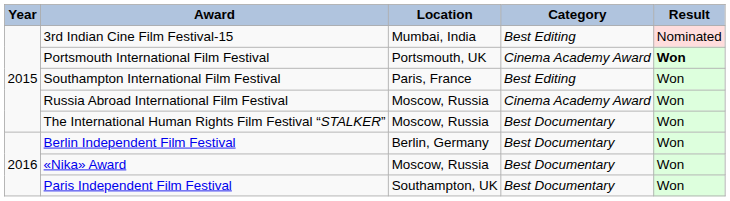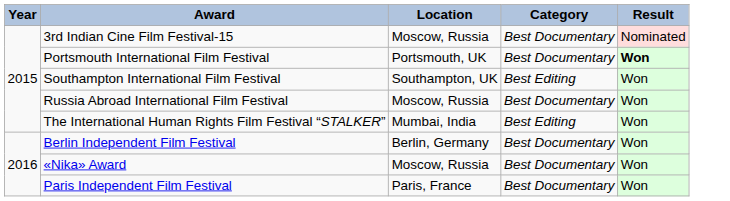(434, 36) Mumbai, India -> (440, 36) Moscow, Russia
(540, 36) Best Editing -> (559, 36) Best Documentary
(577, 57) Cinema Academy Award -> (559, 57) Best Documentary
(432, 79) Paris, France -> (445, 79) Southampton, UK
(577, 100) Cinema Academy Award -> (559, 100) Best Documentary
(440, 121) Moscow, Russia -> (434, 121) Mumbai, India
(559, 121) Best Documentary -> (540, 121) Best Editing
(445, 185) Southampton, UK -> (432, 185) Paris, France
